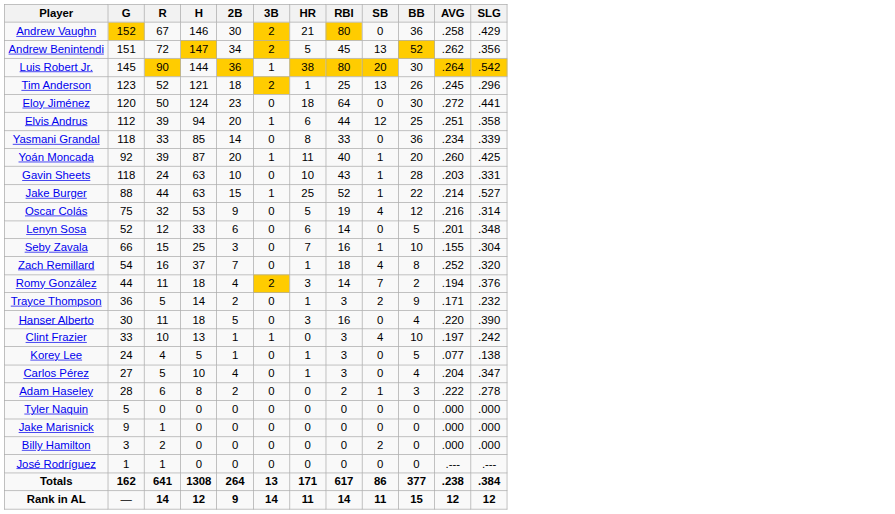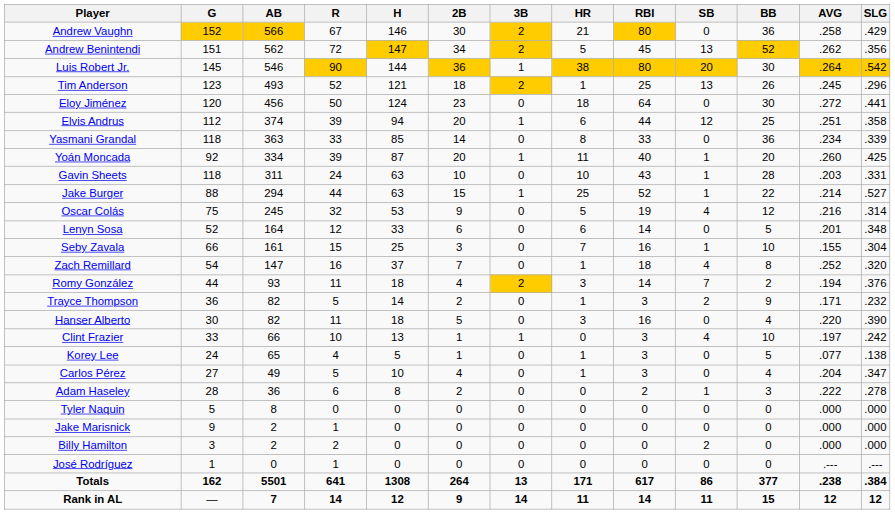+ column: (274, 13)
